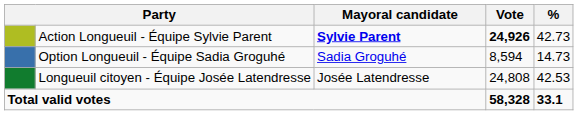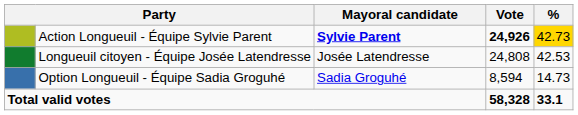(553, 36) no background -> (553, 36) gold background
rows swapped: (175, 78) <-> (162, 57)
